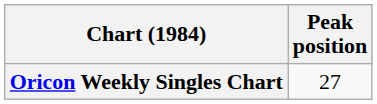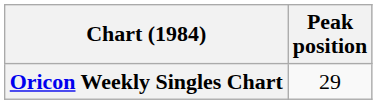(330, 81) 27 -> (330, 81) 29
